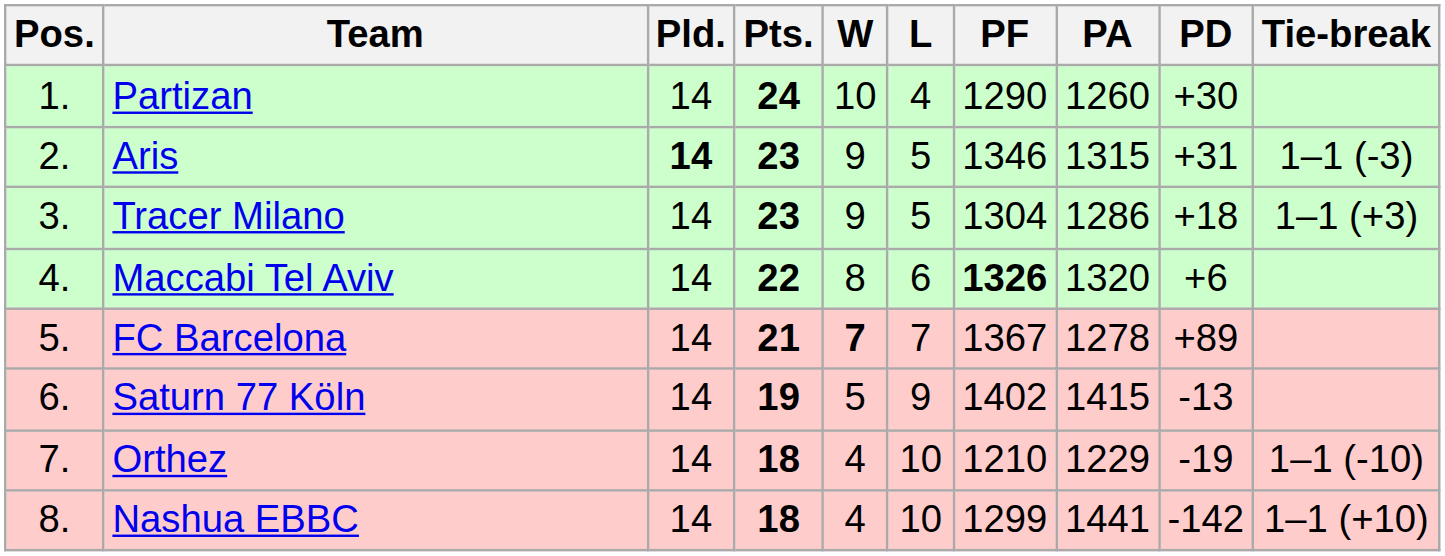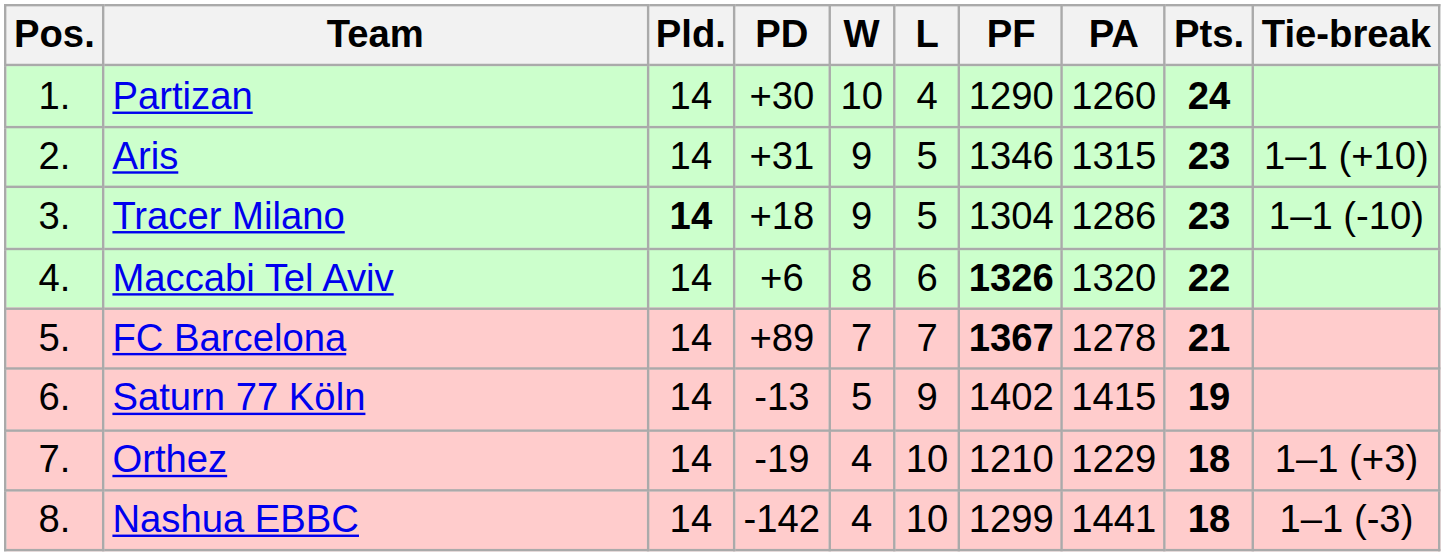columns swapped: (779, 34) <-> (1206, 34)
(691, 156) bold -> (691, 156) normal
(1346, 156) 1–1 (-3) -> (1346, 156) 1–1 (+10)
(691, 216) normal -> (691, 216) bold
(1346, 216) 1–1 (+3) -> (1346, 216) 1–1 (-10)
(855, 338) bold -> (862, 338) normal
(1005, 338) normal -> (1011, 338) bold
(1346, 459) 1–1 (-10) -> (1346, 459) 1–1 (+3)
(1346, 519) 1–1 (+10) -> (1346, 519) 1–1 (-3)
